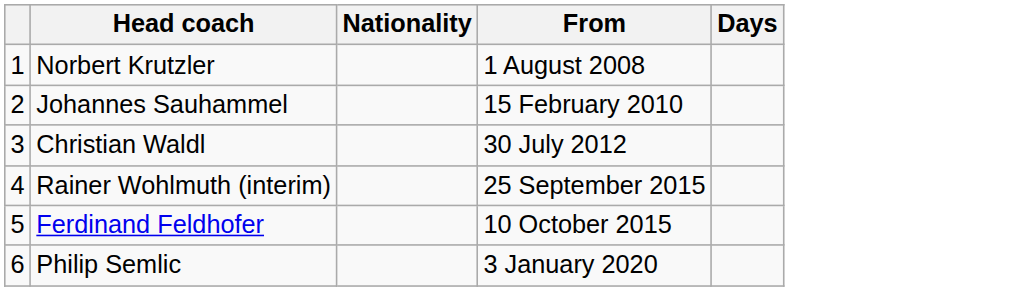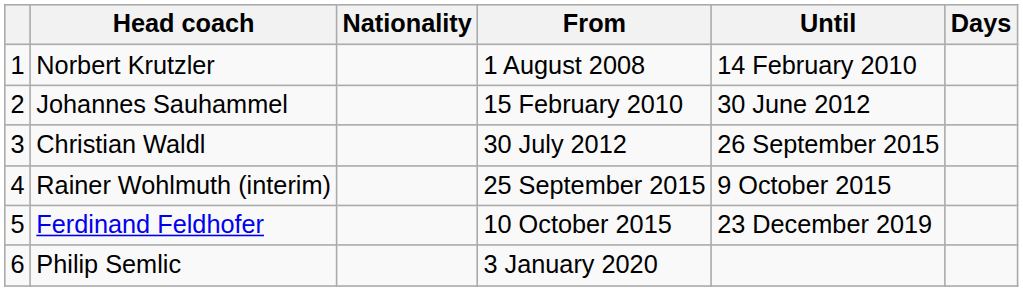+ column: (828, 24)
